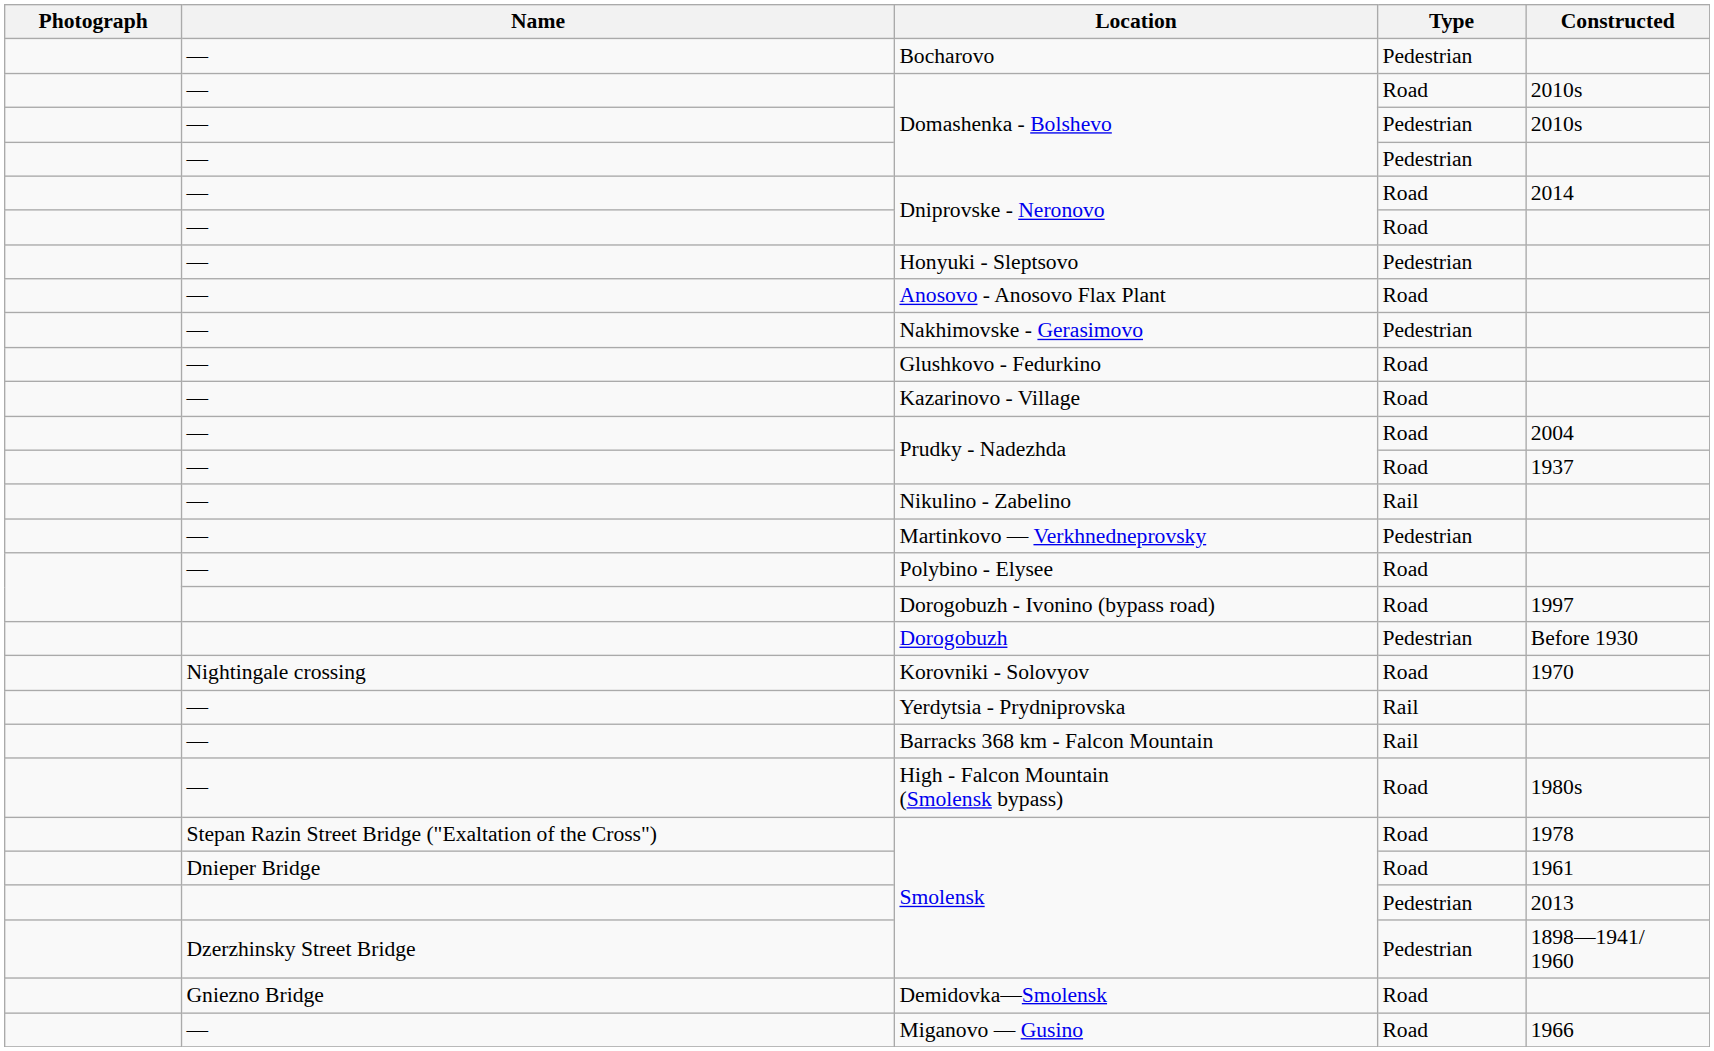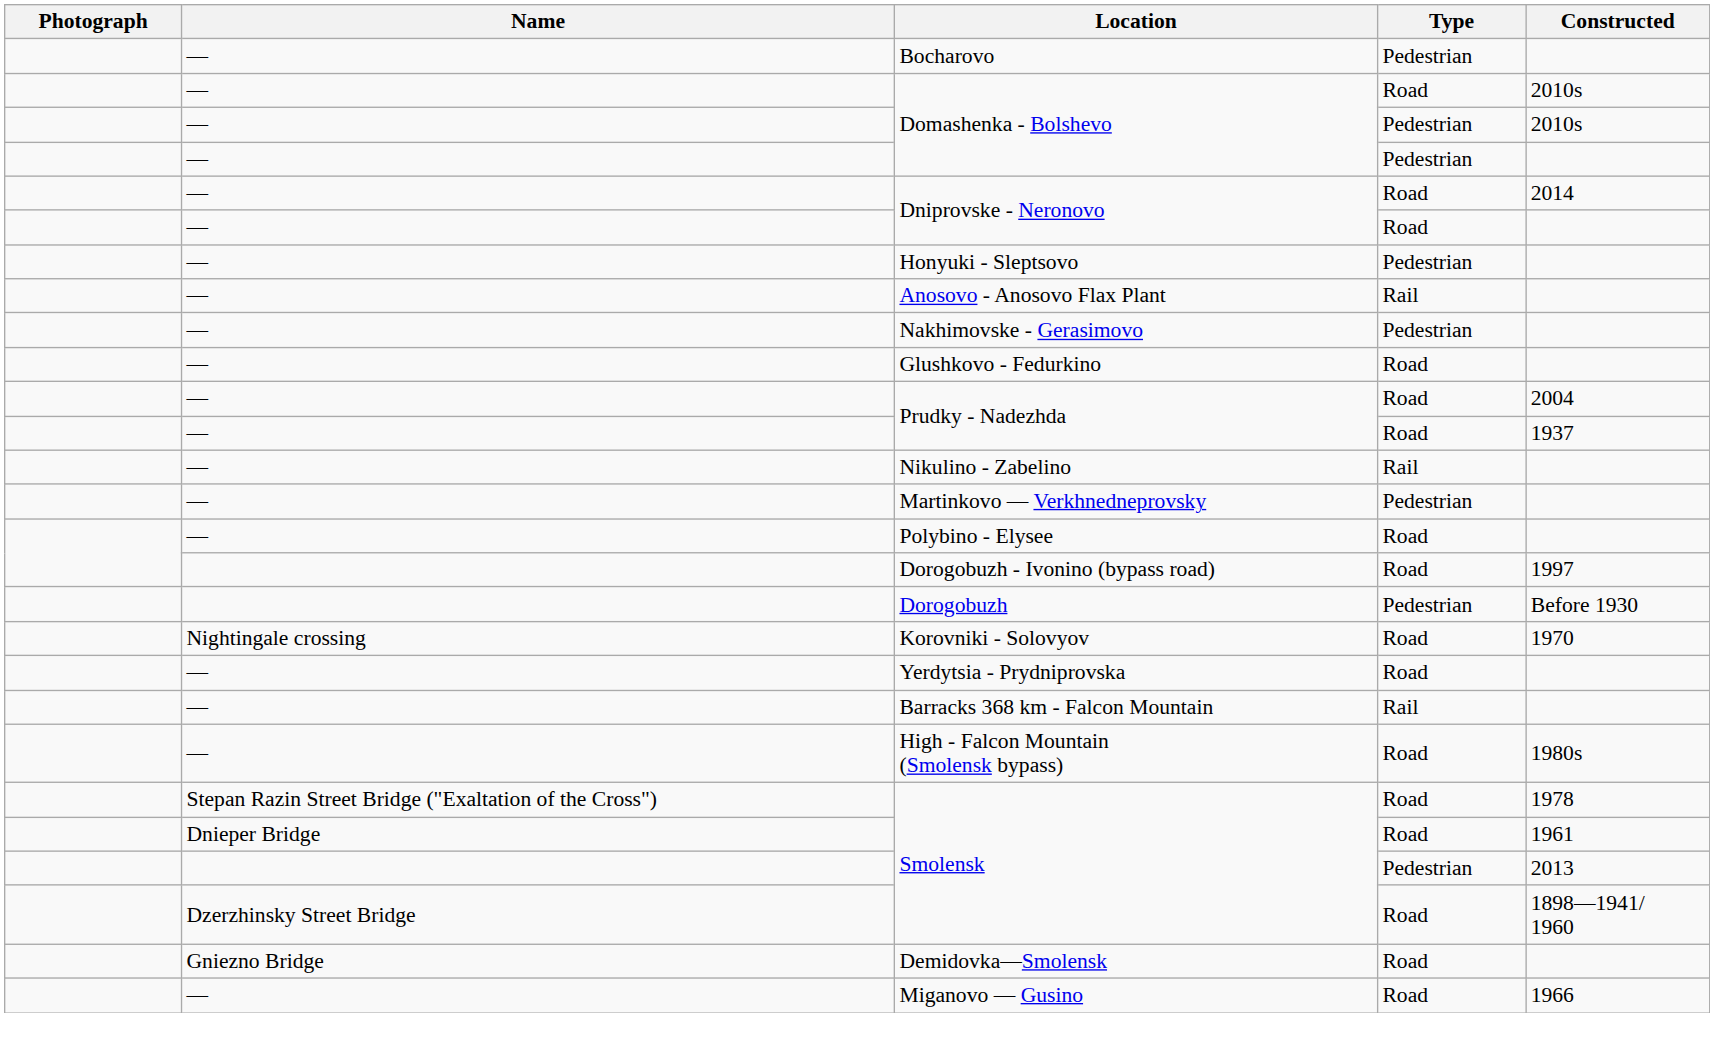(1405, 295) Road -> (1400, 295) Rail
- row: (197, 398)
(1400, 706) Rail -> (1405, 672) Road
(1427, 948) Pedestrian -> (1405, 914) Road
